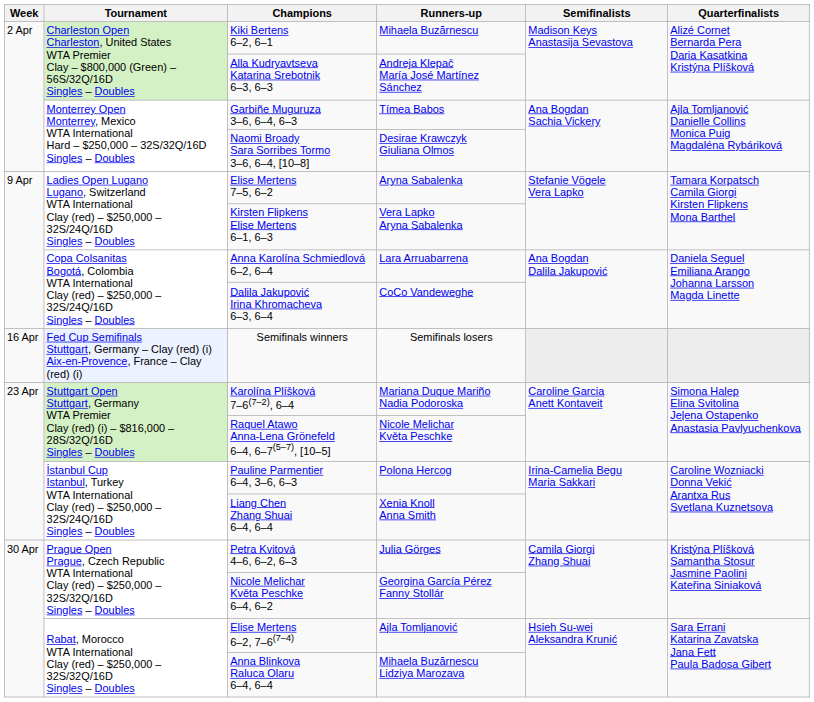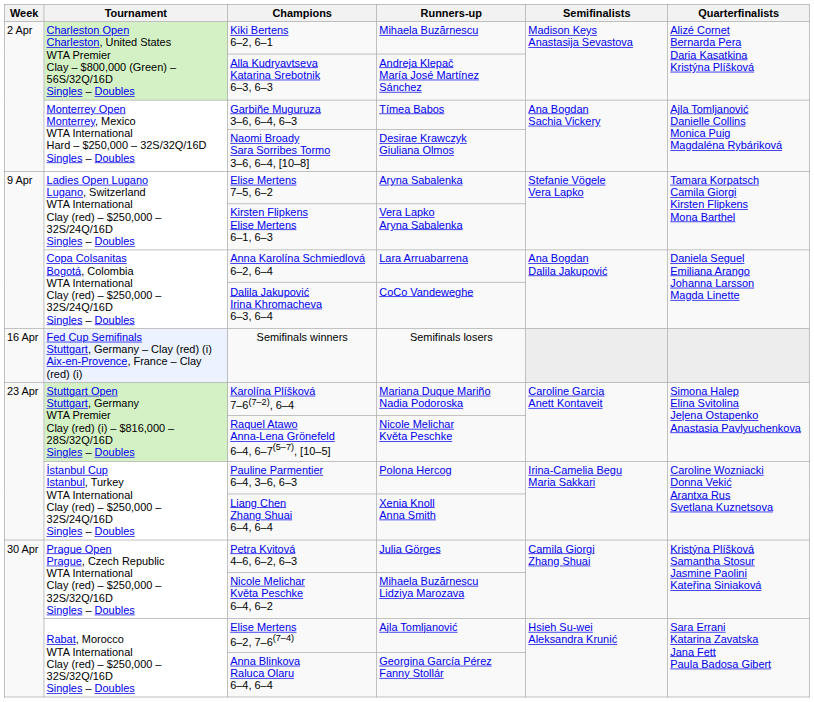(435, 587) Georgina García Pérez Fanny Stollár -> (429, 587) Mihaela Buzărnescu Lidziya Marozava
(429, 667) Mihaela Buzărnescu Lidziya Marozava -> (435, 667) Georgina García Pérez Fanny Stollár
